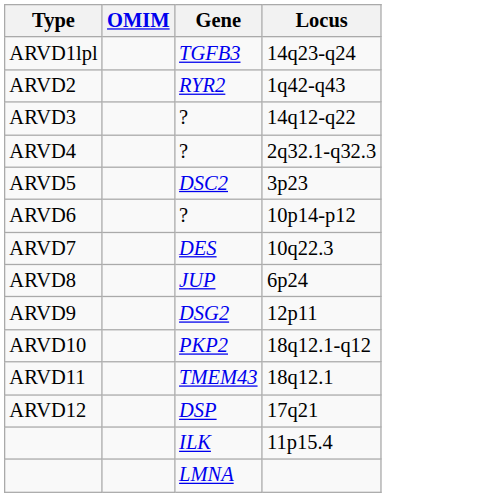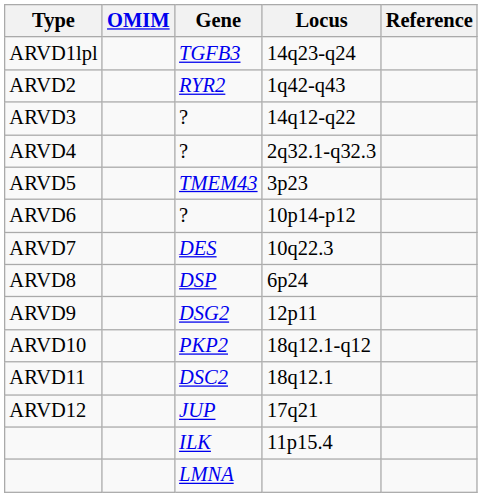+ column: (429, 20)
(204, 183) DSC2 -> (218, 183) TMEM43
(197, 280) JUP -> (198, 280) DSP
(218, 378) TMEM43 -> (204, 378) DSC2
(198, 410) DSP -> (197, 410) JUP
